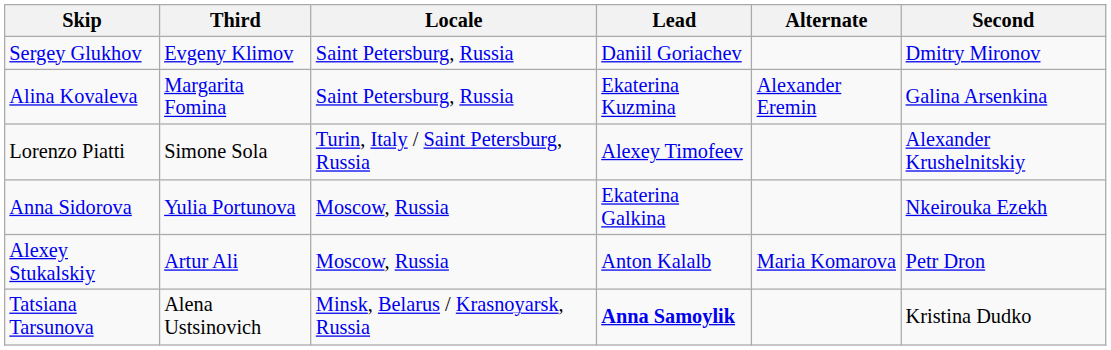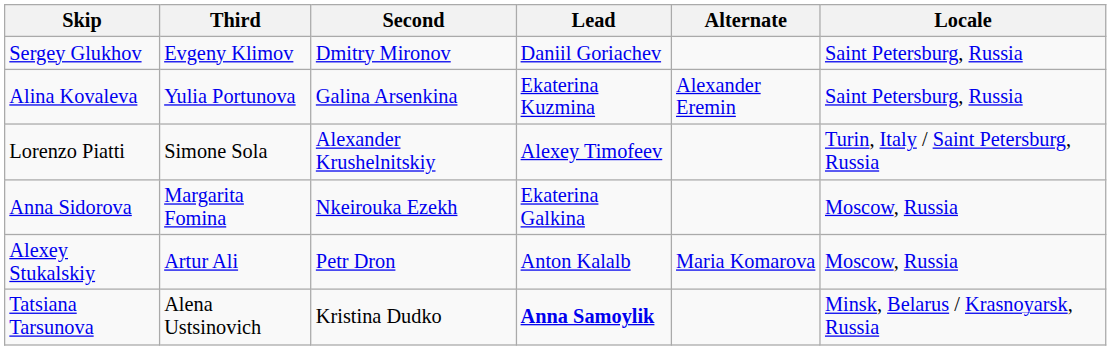columns swapped: (1003, 20) <-> (454, 20)
(204, 96) Margarita Fomina -> (230, 96) Yulia Portunova
(230, 206) Yulia Portunova -> (204, 206) Margarita Fomina
